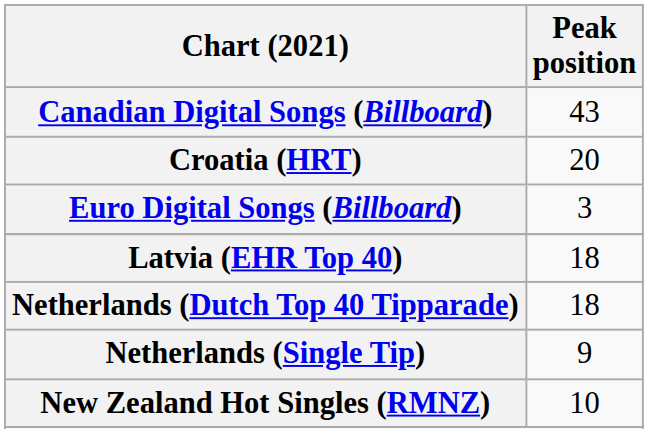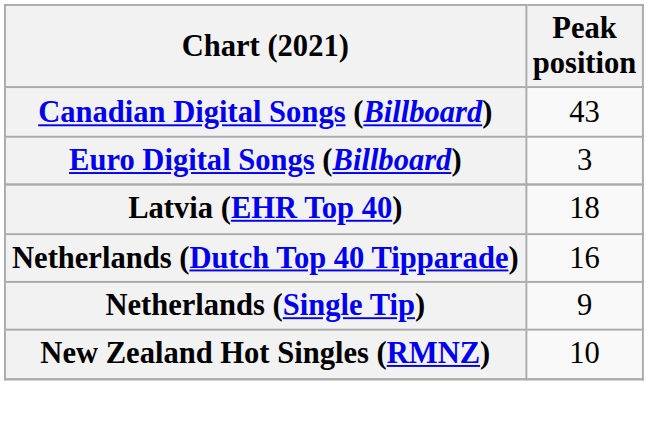- row: (265, 160)
(585, 305) 18 -> (585, 256) 16
